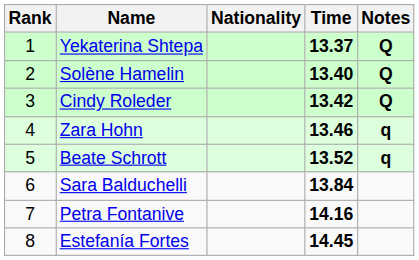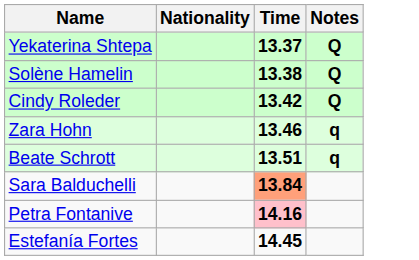- column: (30, 18)
(331, 74) 13.40 -> (280, 74) 13.38
(331, 158) 13.52 -> (280, 158) 13.51
(331, 185) no background -> (280, 185) lightsalmon background
(331, 213) no background -> (280, 213) pink background
